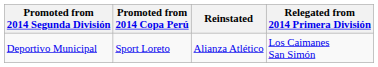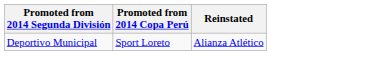- column: (320, 19)
